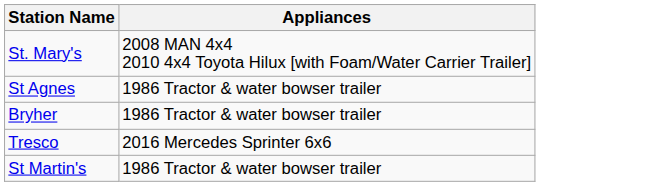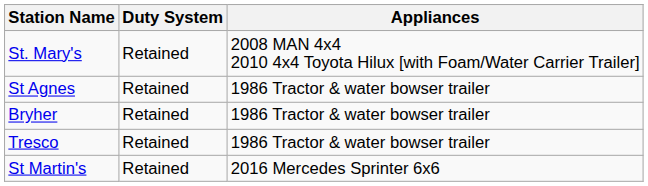+ column: (173, 17)
(227, 141) 2016 Mercedes Sprinter 6x6 -> (360, 141) 1986 Tractor & water bowser trailer
(252, 168) 1986 Tractor & water bowser trailer -> (335, 168) 2016 Mercedes Sprinter 6x6
